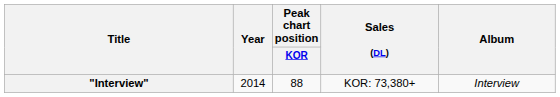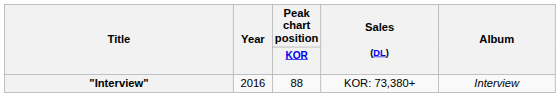(253, 83) 2014 -> (253, 83) 2016
